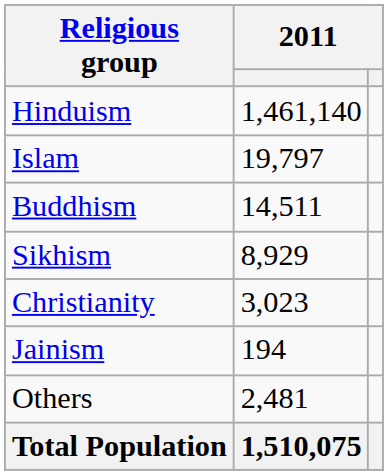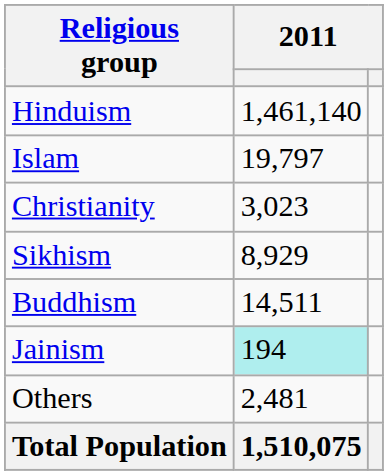rows swapped: (74, 206) <-> (83, 302)
(263, 350) no background -> (263, 350) paleturquoise background
